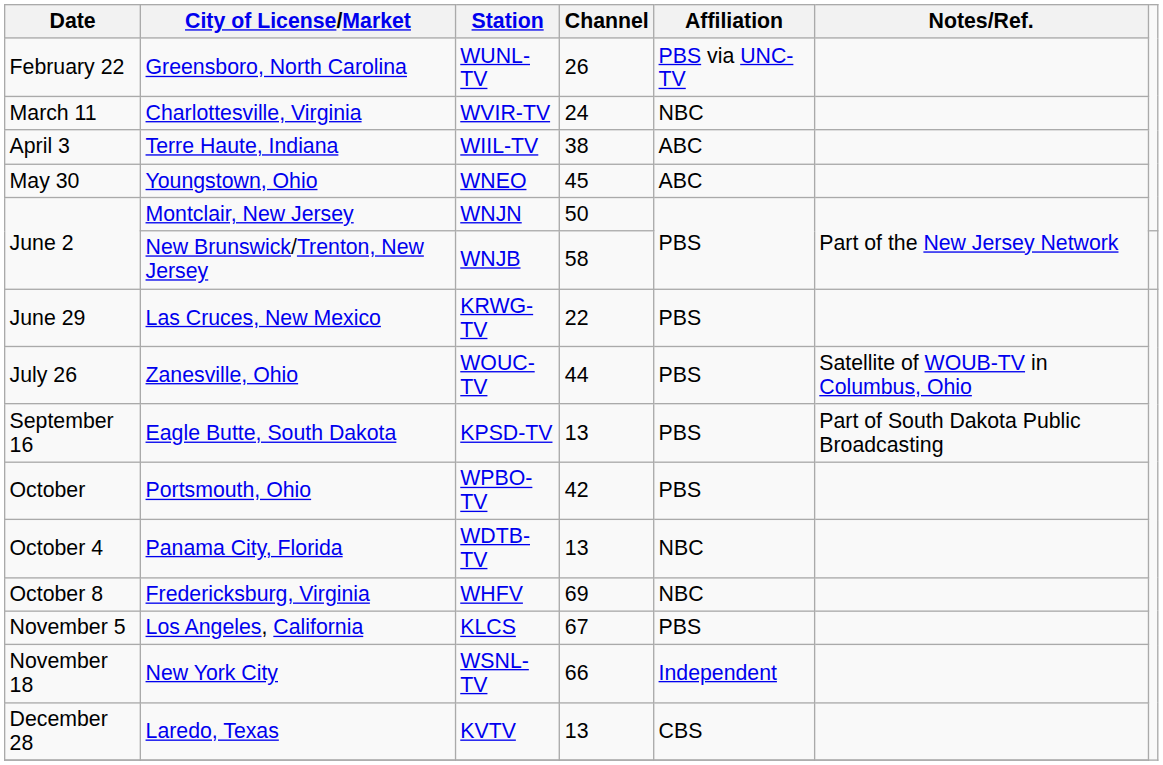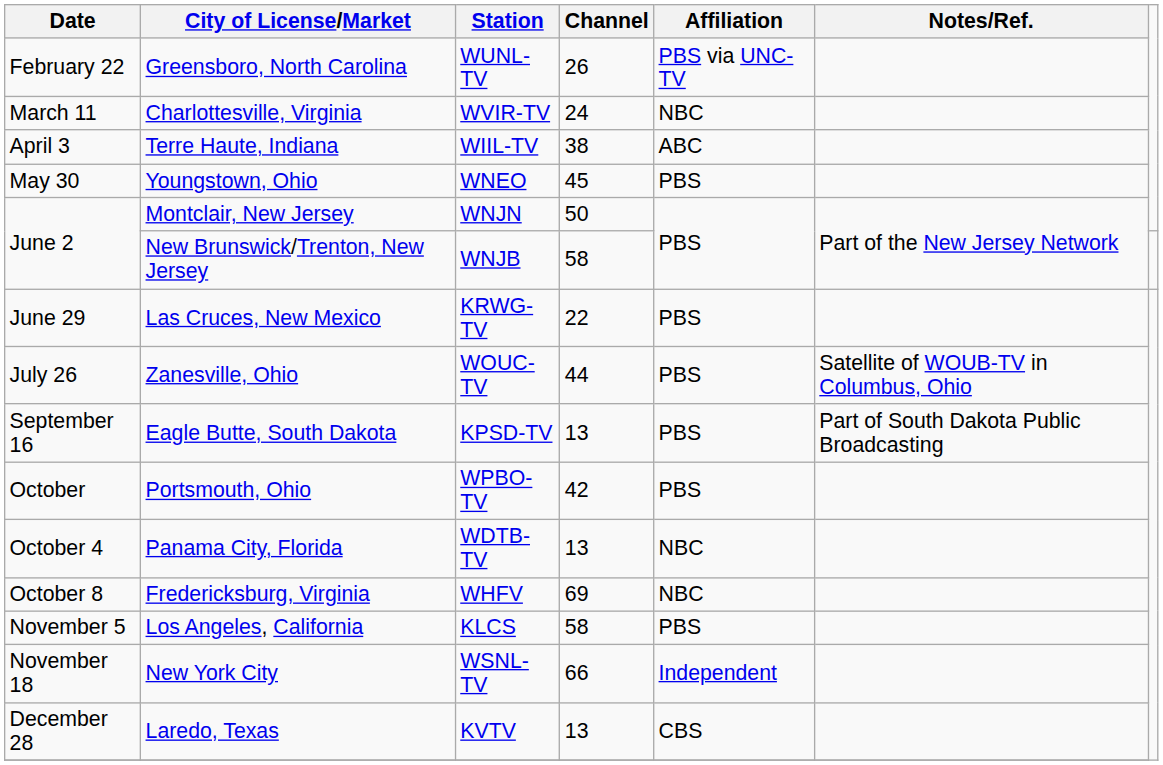(680, 180) ABC -> (680, 180) PBS
(577, 627) 67 -> (577, 627) 58
